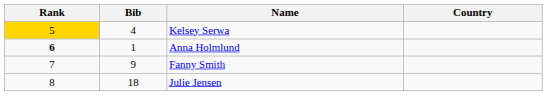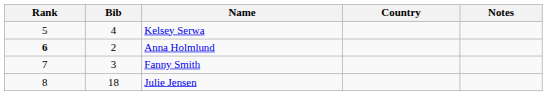+ column: (501, 13)
(52, 30) gold background -> (45, 30) no background
(133, 47) 1 -> (113, 47) 2
(133, 64) 9 -> (113, 64) 3
